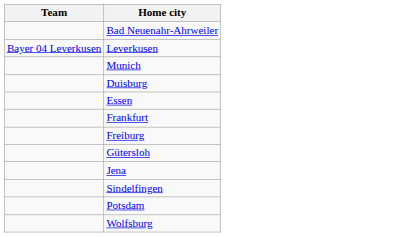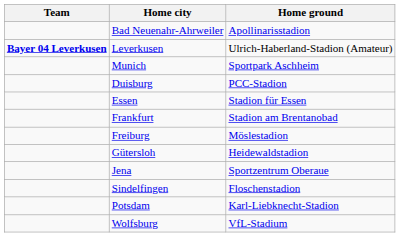+ column: (310, 13)
(54, 48) normal -> (57, 48) bold
